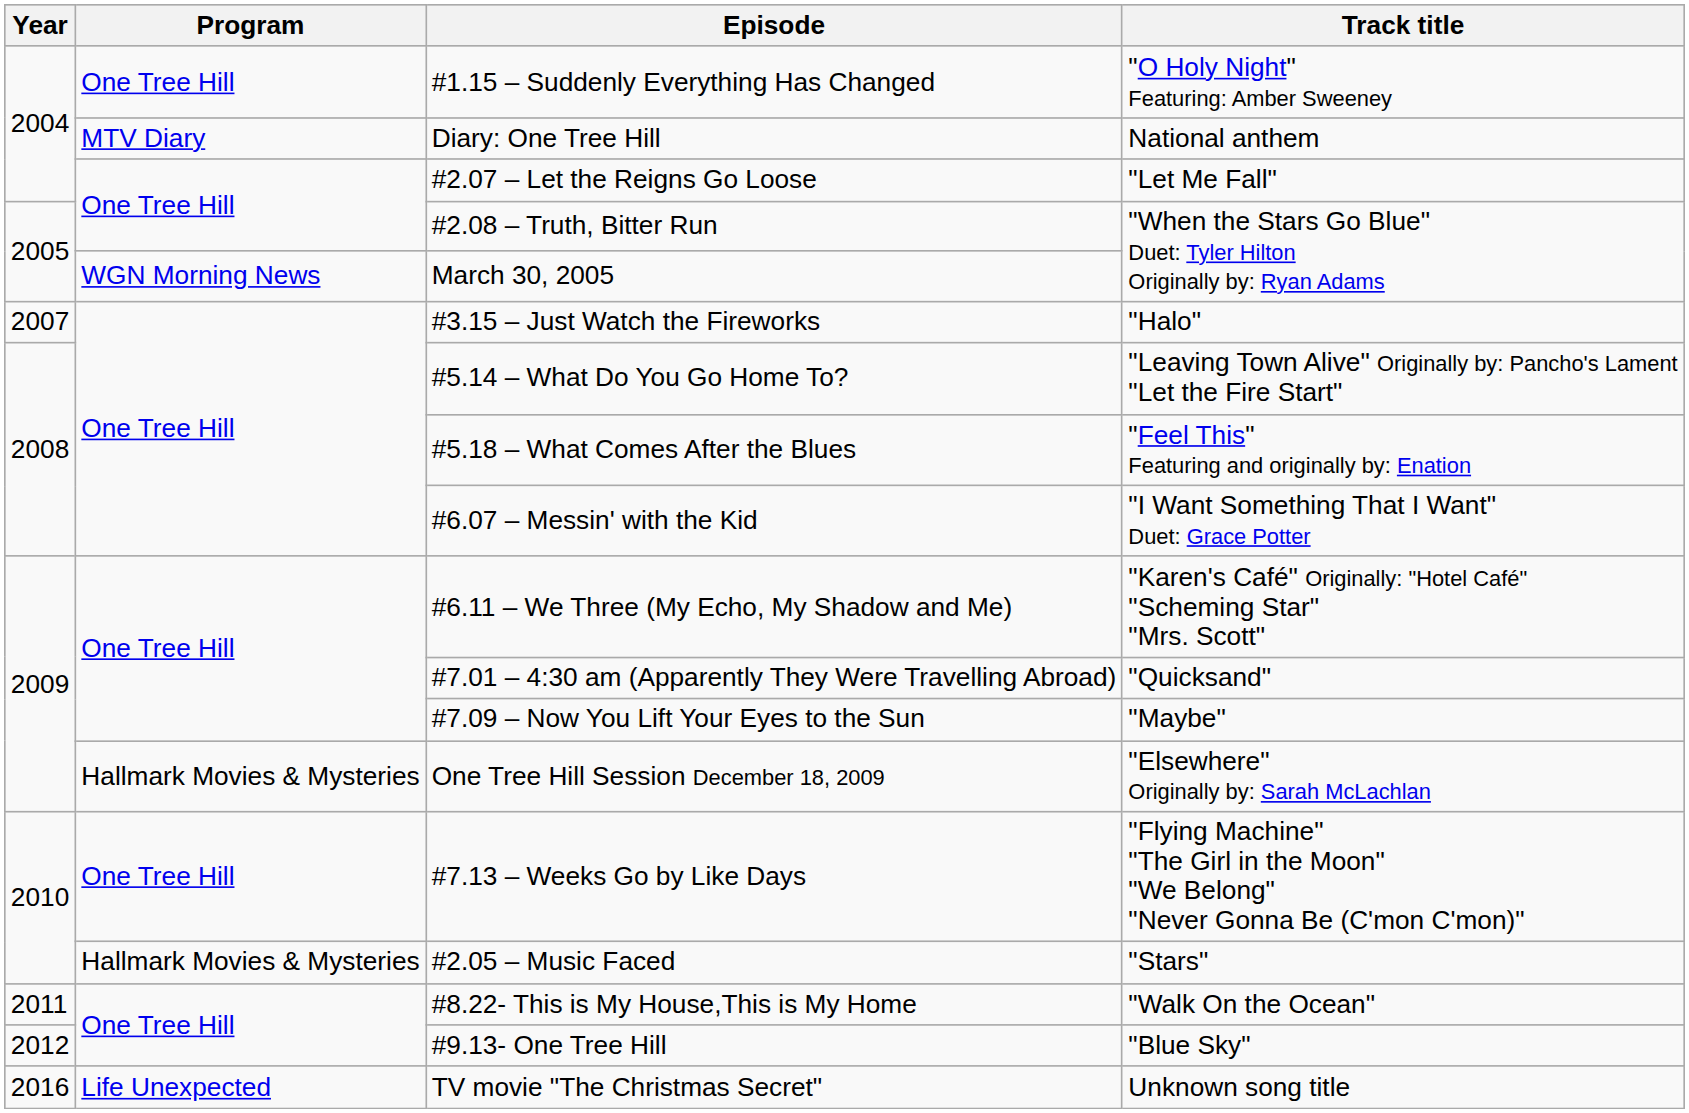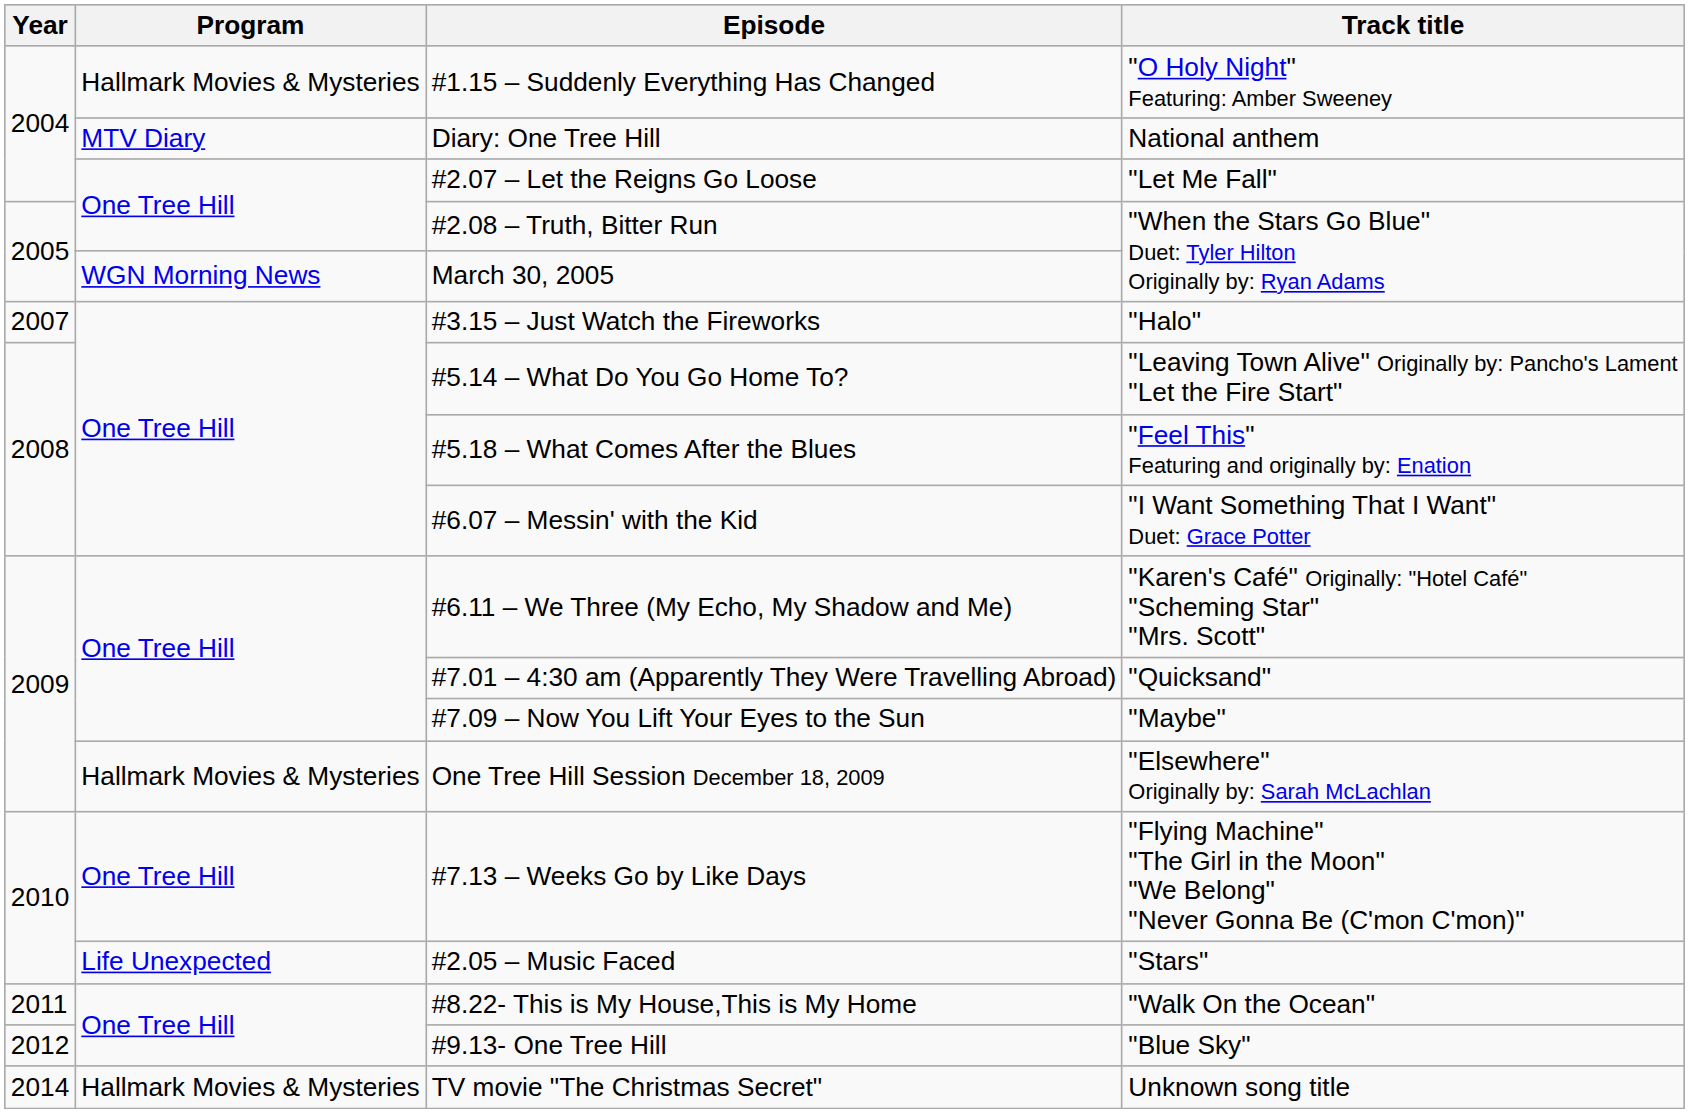(158, 81) One Tree Hill -> (250, 81) Hallmark Movies & Mysteries
(250, 962) Hallmark Movies & Mysteries -> (176, 962) Life Unexpected
(40, 1087) 2016 -> (40, 1087) 2014
(176, 1087) Life Unexpected -> (250, 1087) Hallmark Movies & Mysteries
